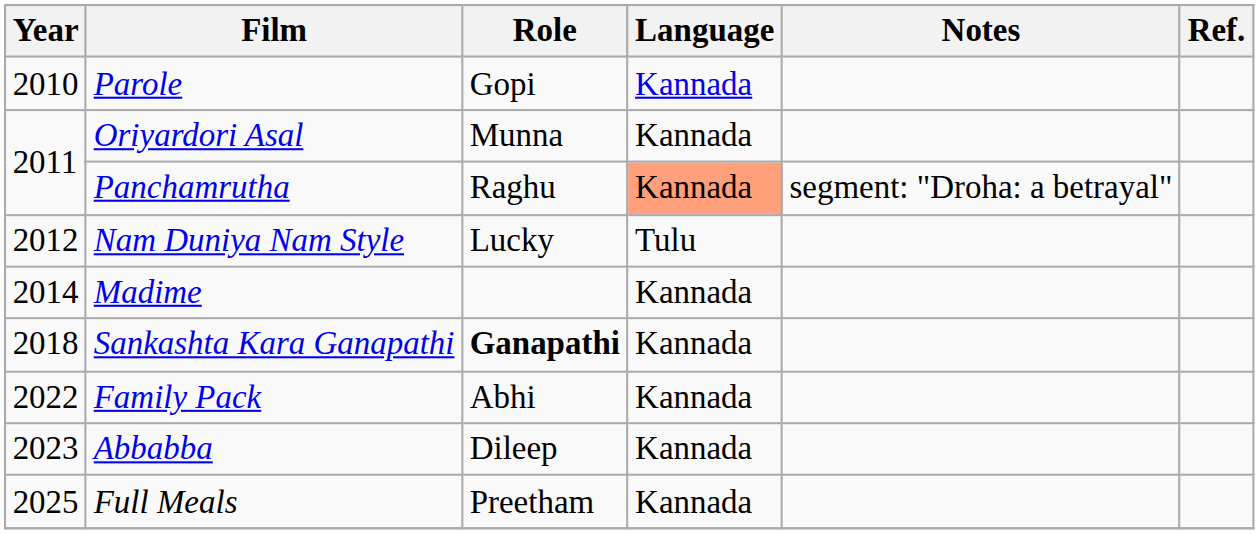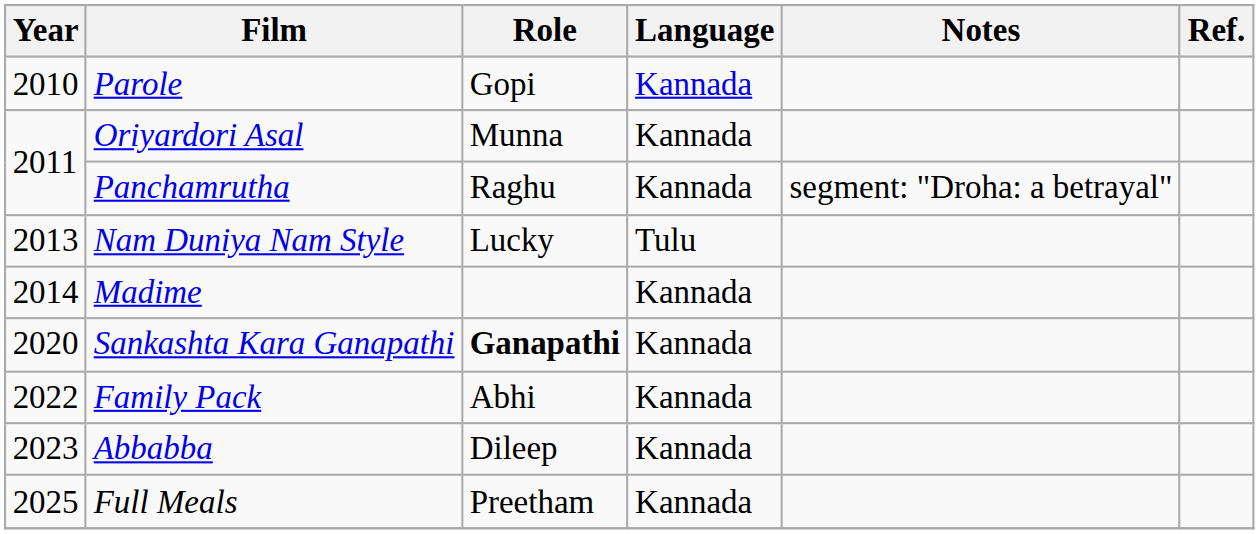(694, 187) lightsalmon background -> (694, 187) no background
(46, 239) 2012 -> (46, 239) 2013
(46, 344) 2018 -> (46, 344) 2020
